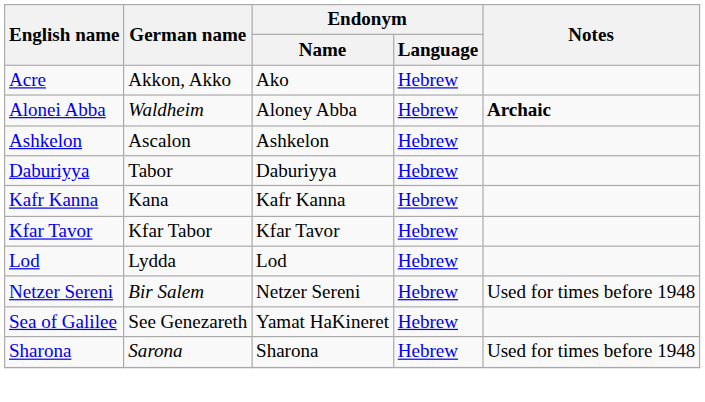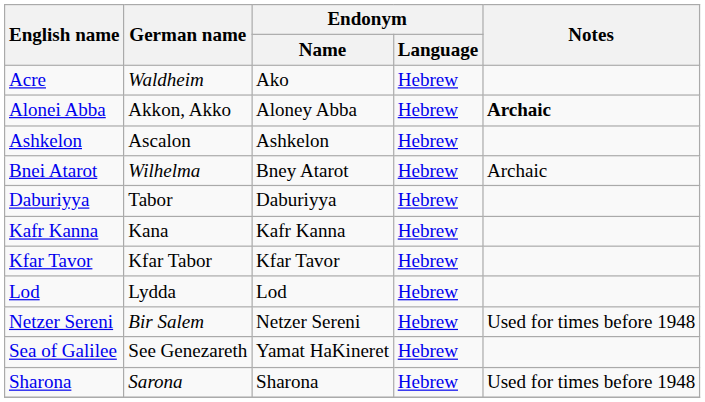(180, 79) Akkon, Akko -> (166, 79) Waldheim
(166, 110) Waldheim -> (180, 110) Akkon, Akko
+ row: (53, 170)
